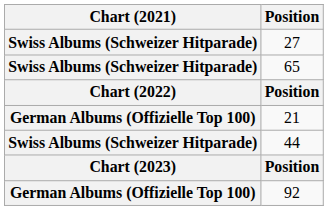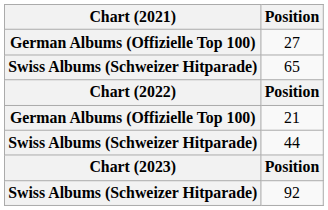(133, 42) Swiss Albums (Schweizer Hitparade) -> (133, 42) German Albums (Offizielle Top 100)
(133, 192) German Albums (Offizielle Top 100) -> (133, 192) Swiss Albums (Schweizer Hitparade)
